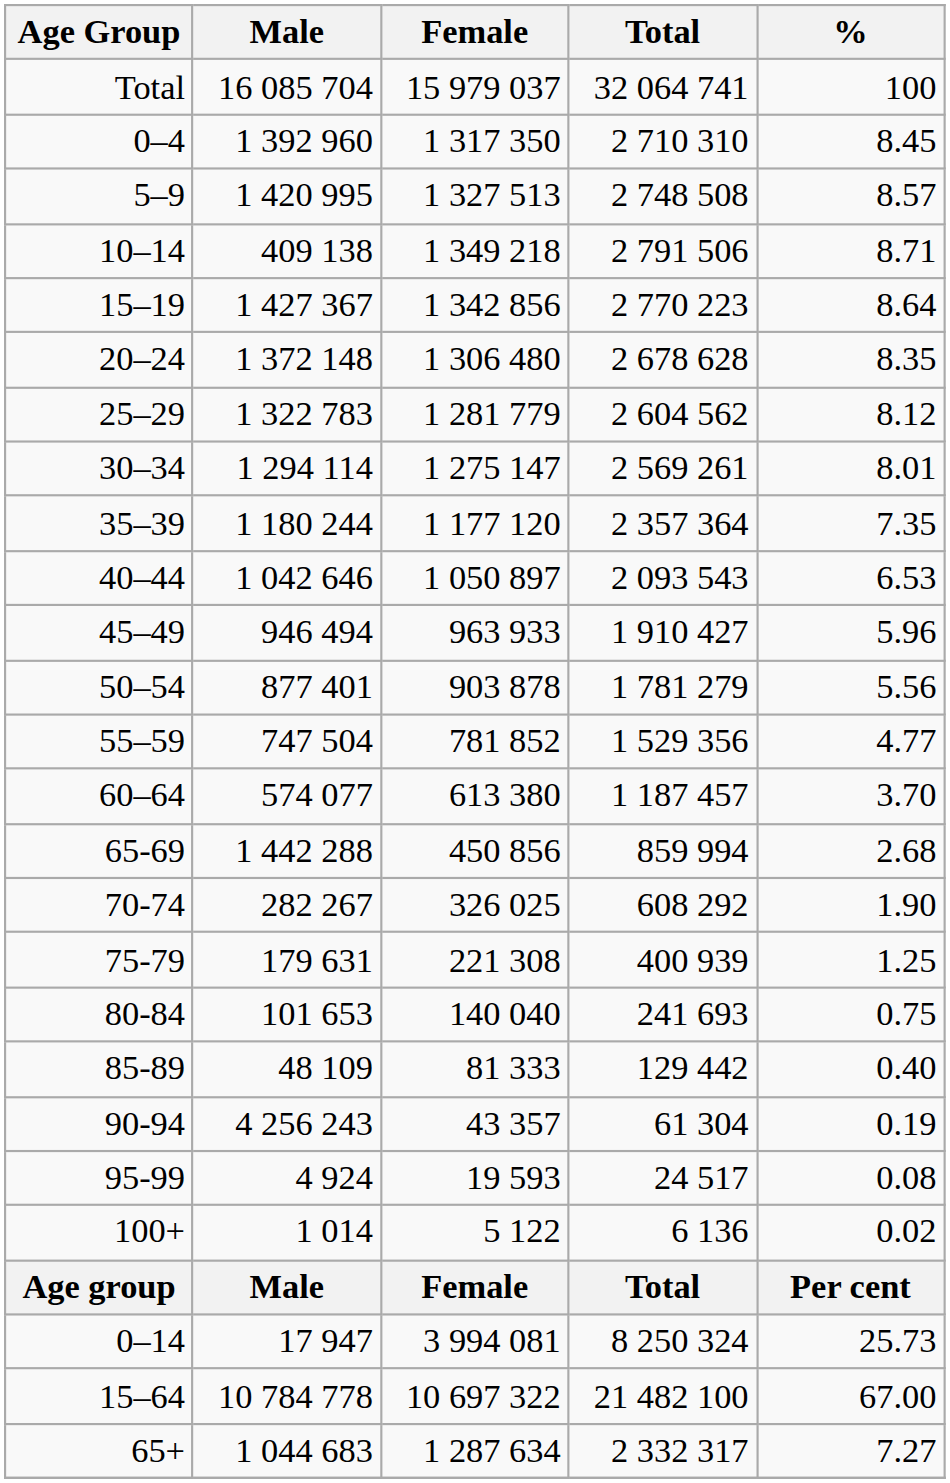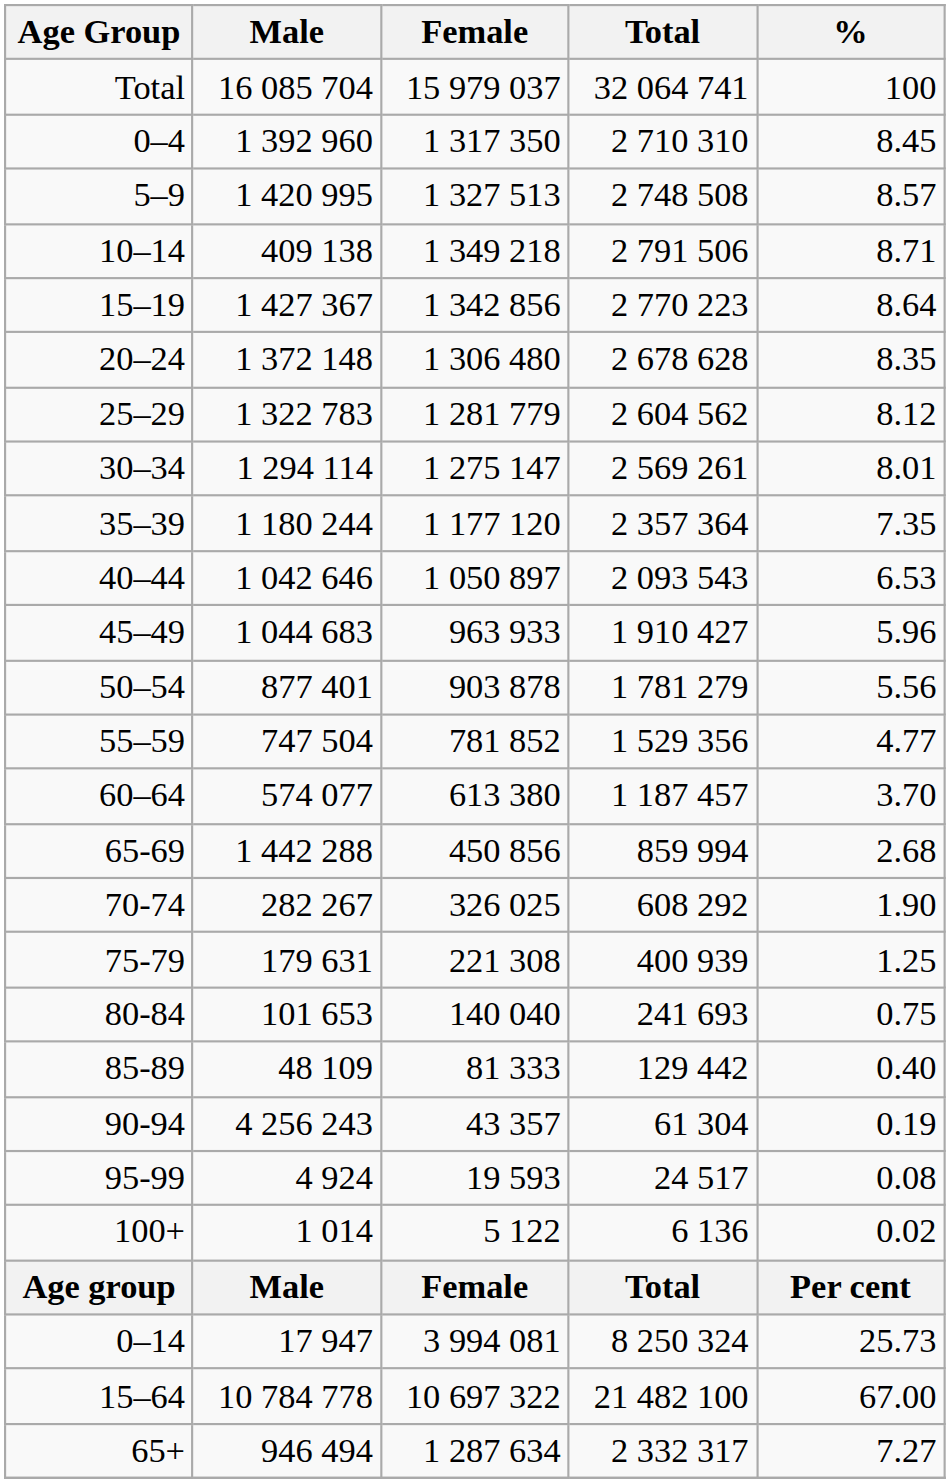(317, 631) 946 494 -> (304, 631) 1 044 683
(304, 1450) 1 044 683 -> (317, 1450) 946 494
